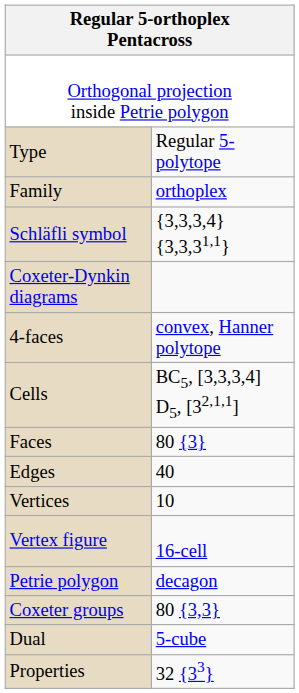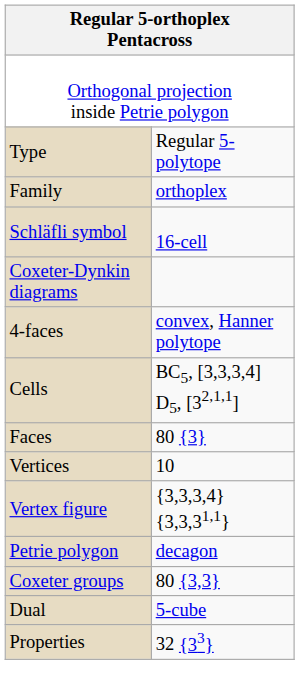(193, 233) {3,3,3,4} {3,3,31,1} -> (181, 241) 16-cell
- row: (32, 471)
(181, 551) 16-cell -> (193, 508) {3,3,3,4} {3,3,31,1}
